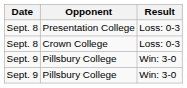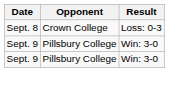- row: (22, 28)
